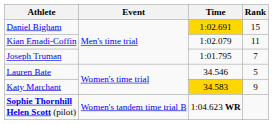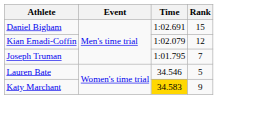(216, 27) gold background -> (169, 27) no background
(255, 42) 11 -> (200, 42) 12
- row: (41, 107)
